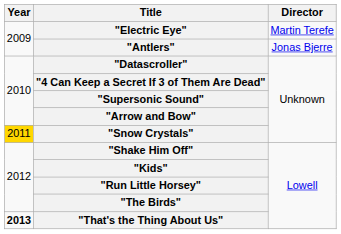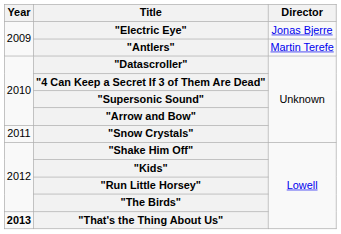(302, 30) Martin Terefe -> (302, 30) Jonas Bjerre
(302, 47) Jonas Bjerre -> (302, 47) Martin Terefe
(19, 133) gold background -> (19, 133) no background
